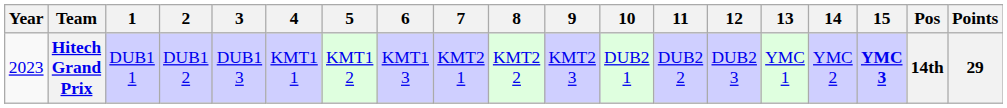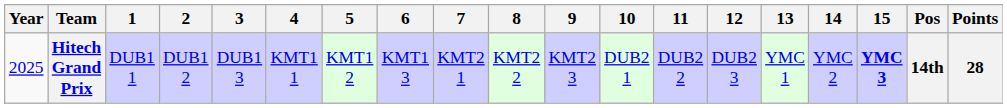(26, 67) 2023 -> (26, 67) 2025
(975, 67) 29 -> (975, 67) 28
